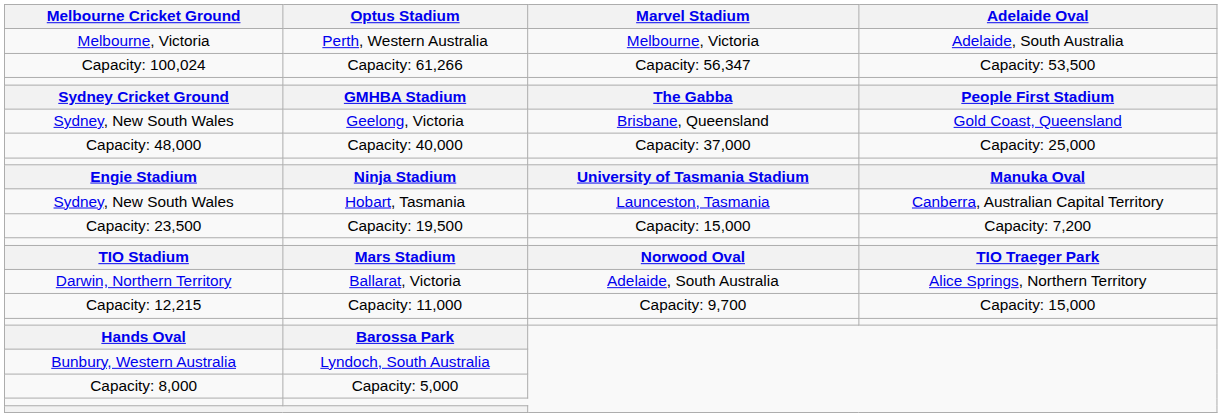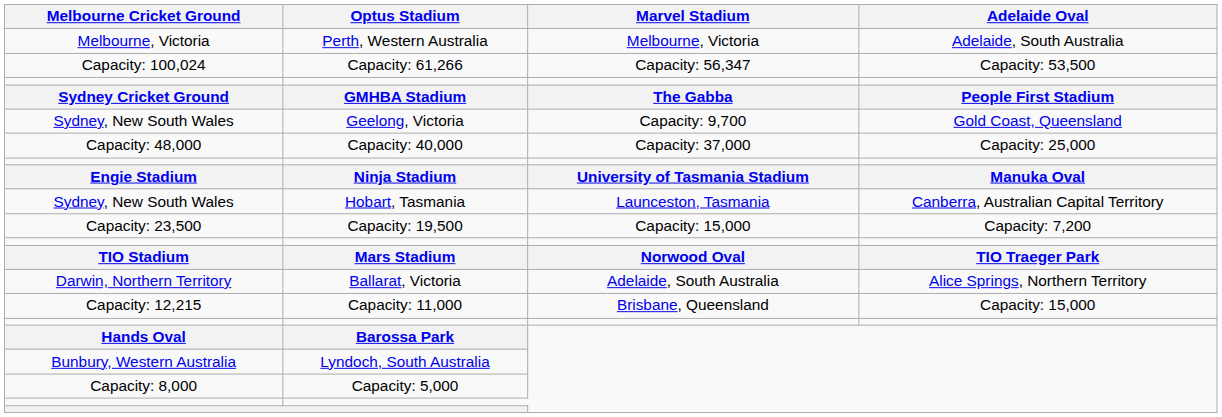(693, 121) Brisbane, Queensland -> (693, 121) Capacity: 9,700
(693, 305) Capacity: 9,700 -> (693, 305) Brisbane, Queensland
